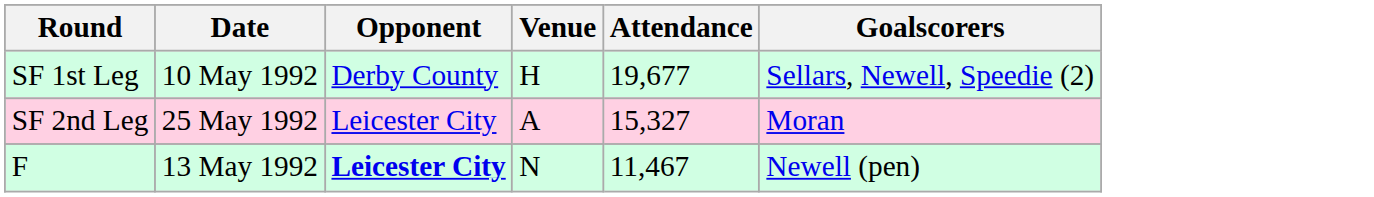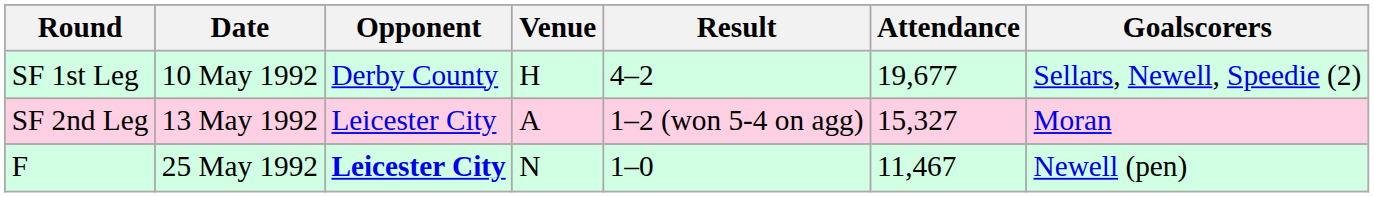+ column: (737, 27)
(240, 120) 25 May 1992 -> (240, 120) 13 May 1992
(240, 167) 13 May 1992 -> (240, 167) 25 May 1992
